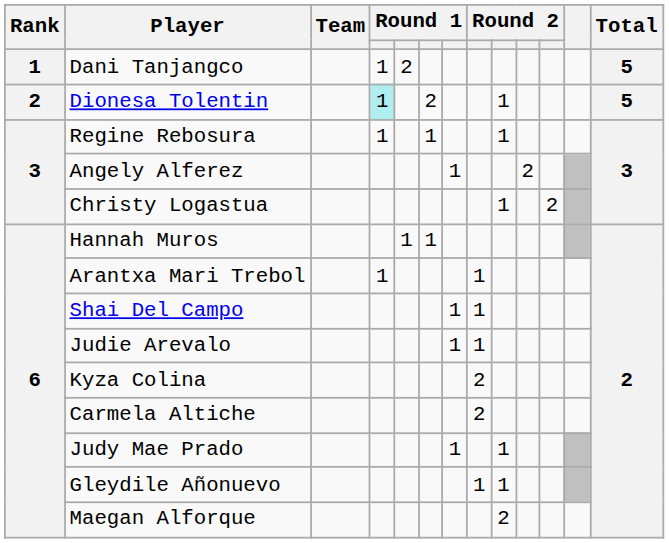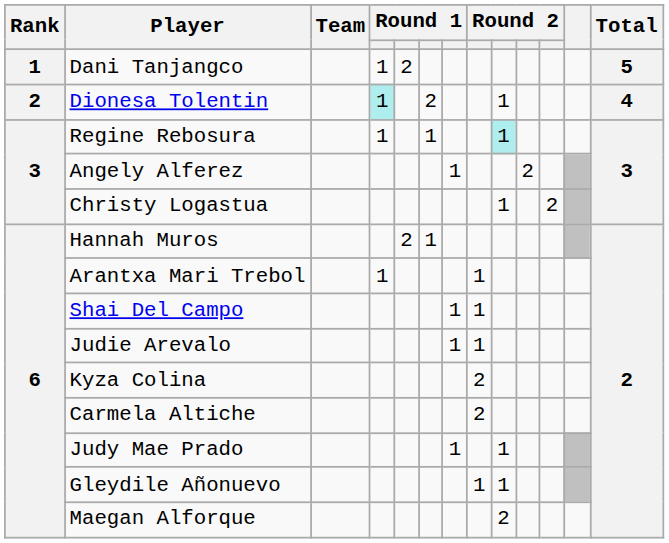(627, 102) 5 -> (627, 102) 4
(503, 136) no background -> (503, 136) paleturquoise background
(406, 241) 1 -> (406, 241) 2
